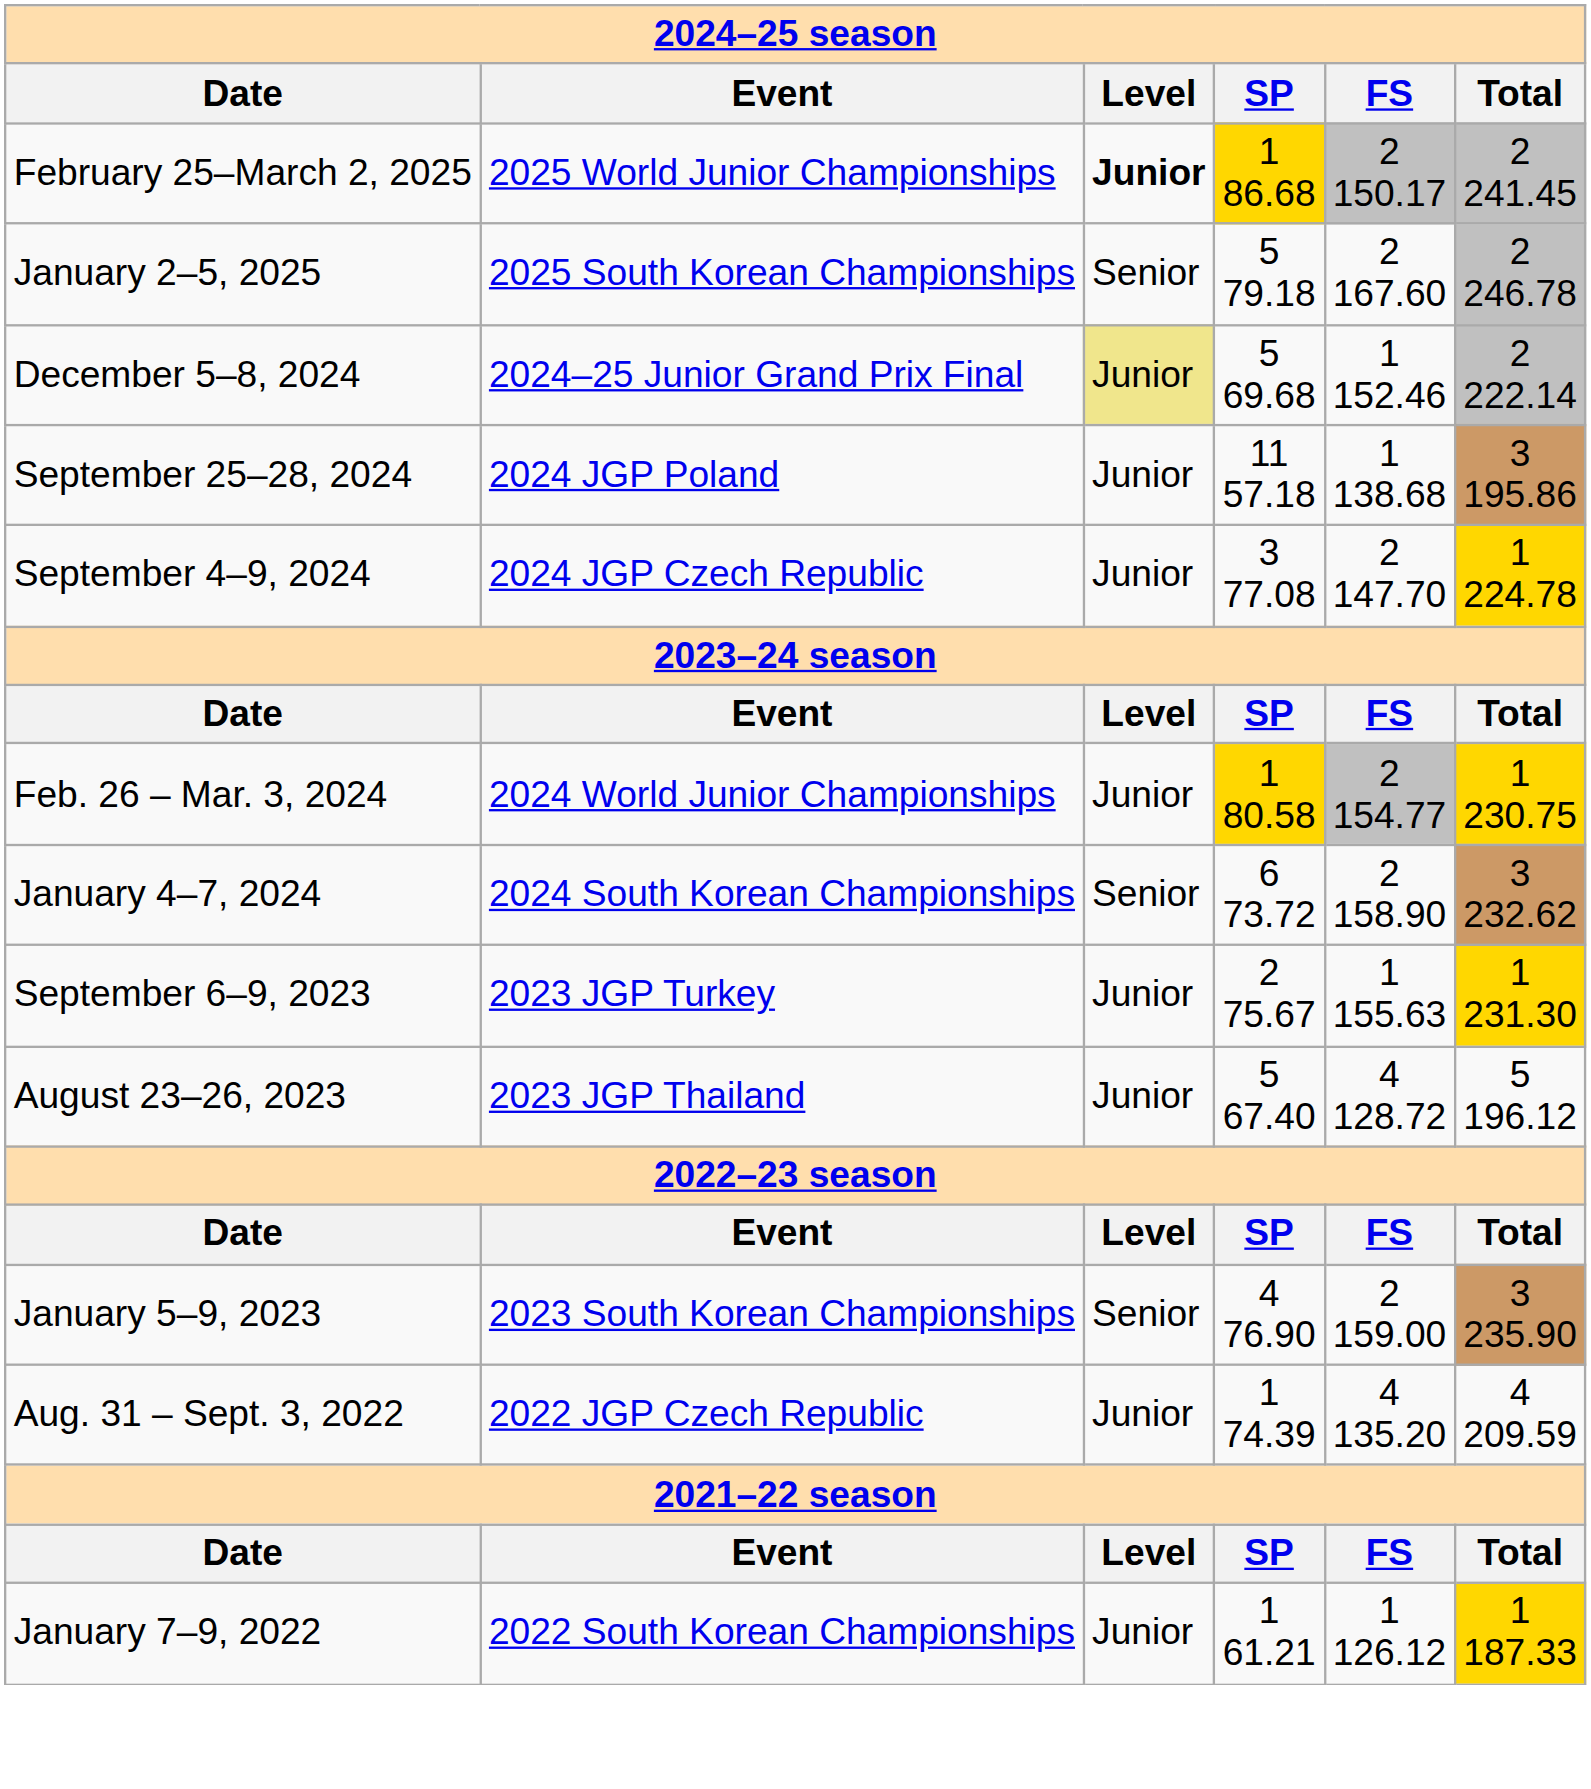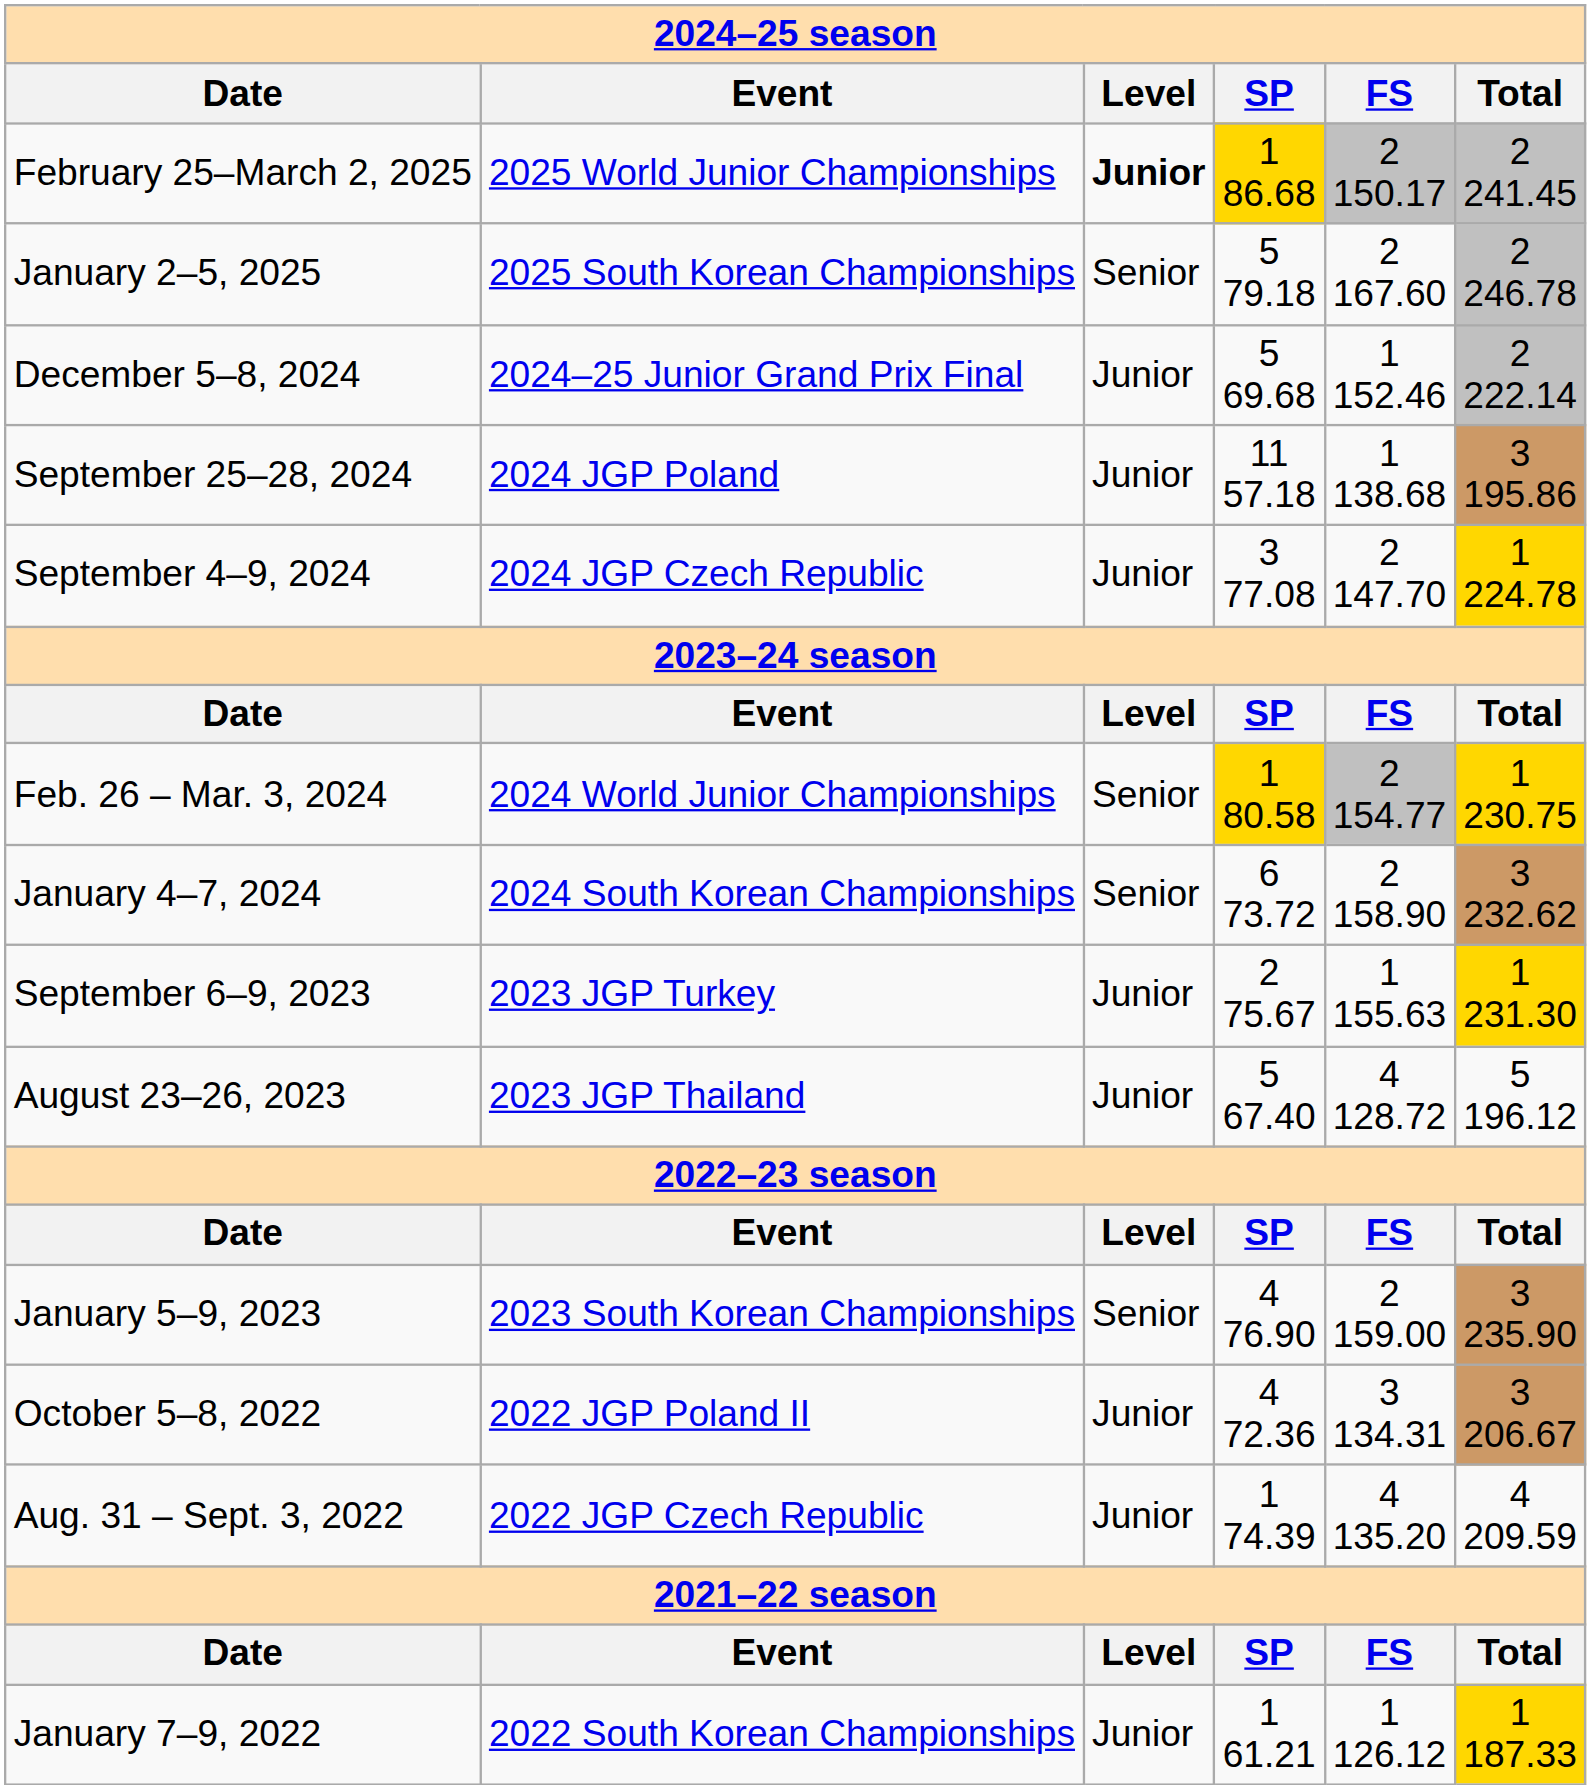(1143, 373) khaki background -> (1143, 373) no background
(1143, 793) Junior -> (1146, 793) Senior
+ row: (167, 1414)
